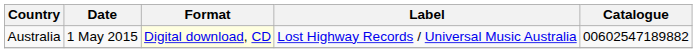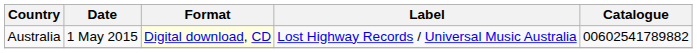(636, 36) 00602547189882 -> (636, 36) 00602541789882
